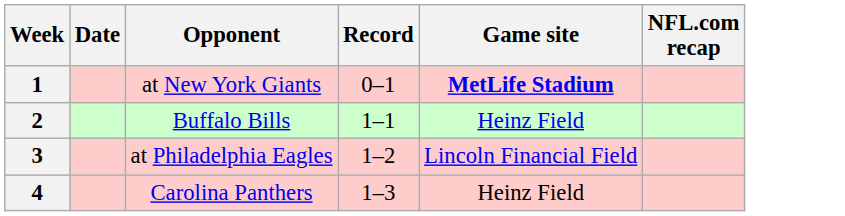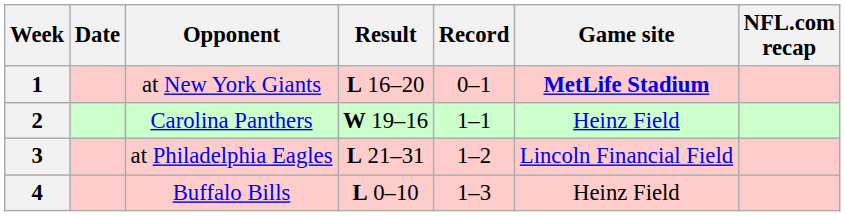+ column: (386, 35)
(232, 120) Buffalo Bills -> (232, 120) Carolina Panthers
(232, 192) Carolina Panthers -> (232, 192) Buffalo Bills
